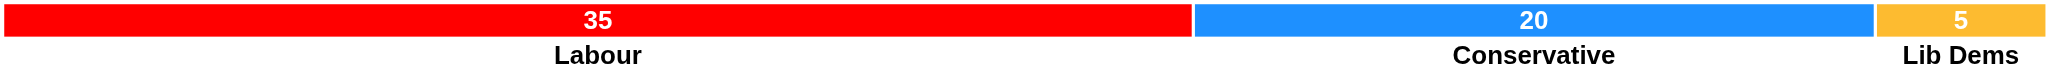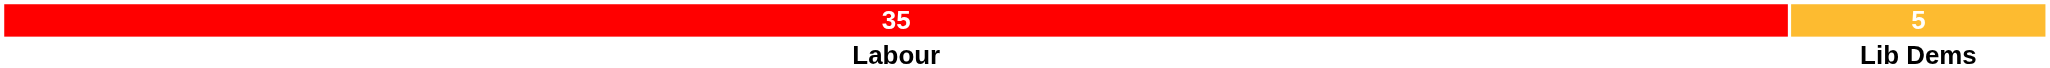- column: (1534, 20)
